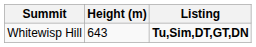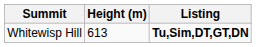(97, 33) 643 -> (97, 33) 613
